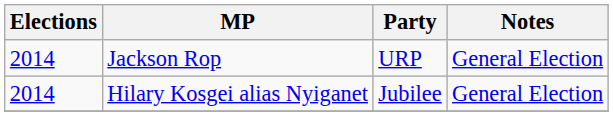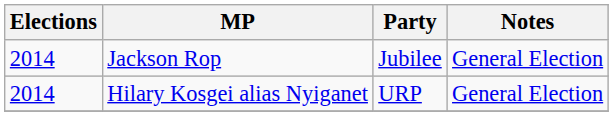(400, 57) URP -> (410, 57) Jubilee
(410, 93) Jubilee -> (400, 93) URP
